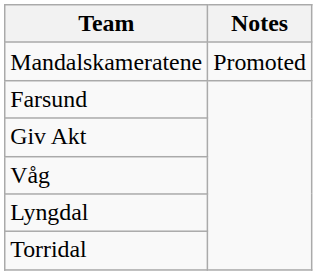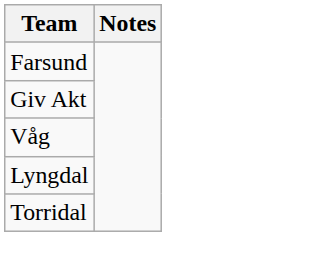- row: (106, 61)
